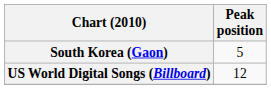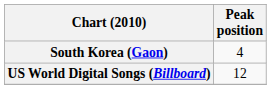(240, 52) 5 -> (240, 52) 4
